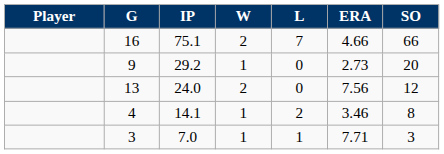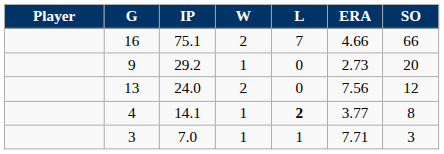(299, 112) normal -> (299, 112) bold
(355, 112) 3.46 -> (355, 112) 3.77
